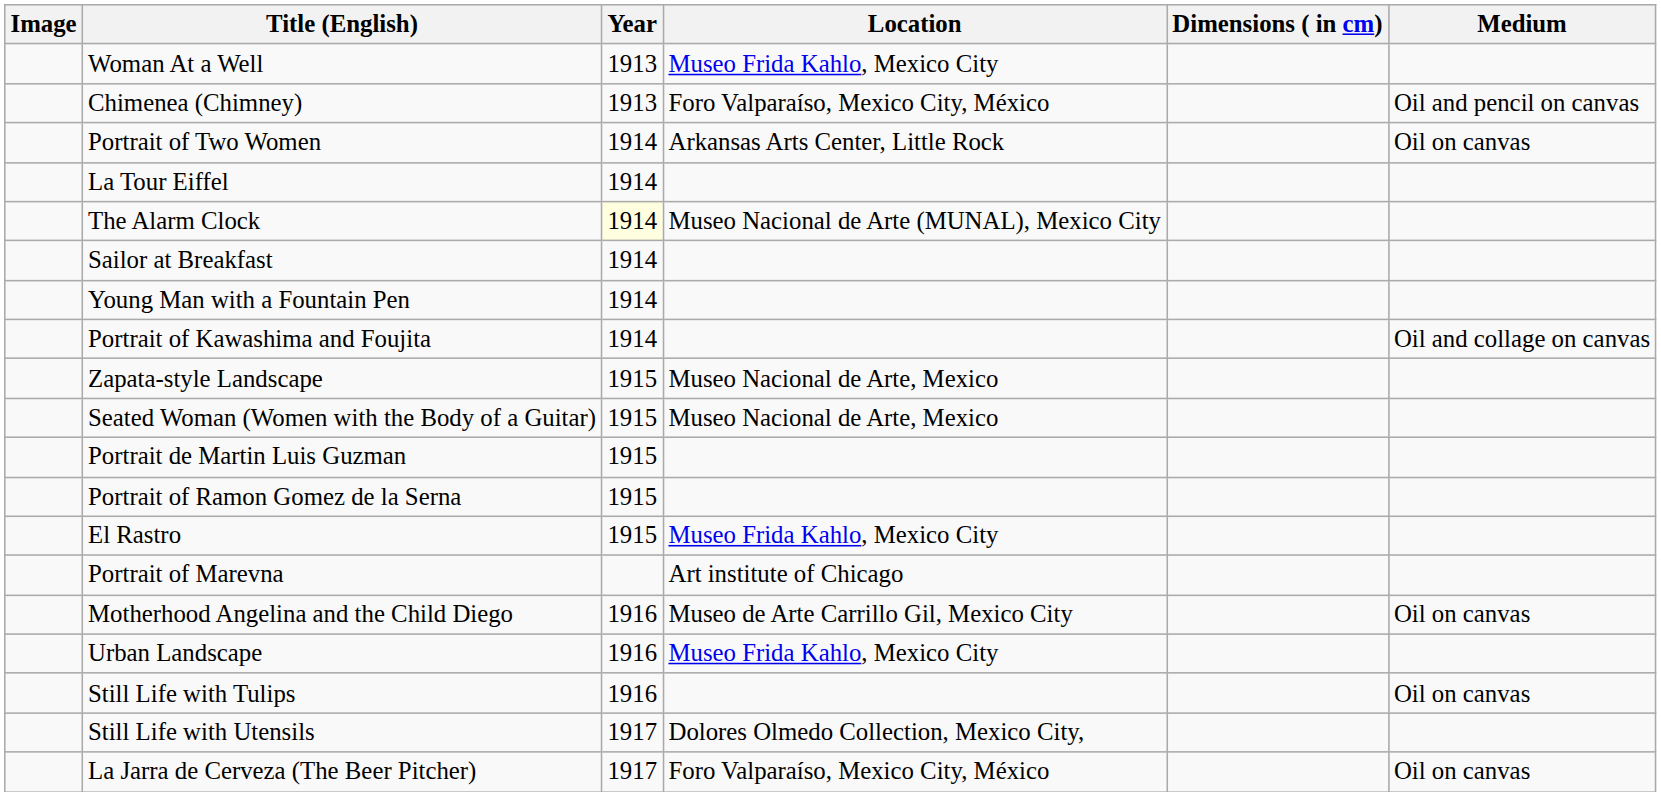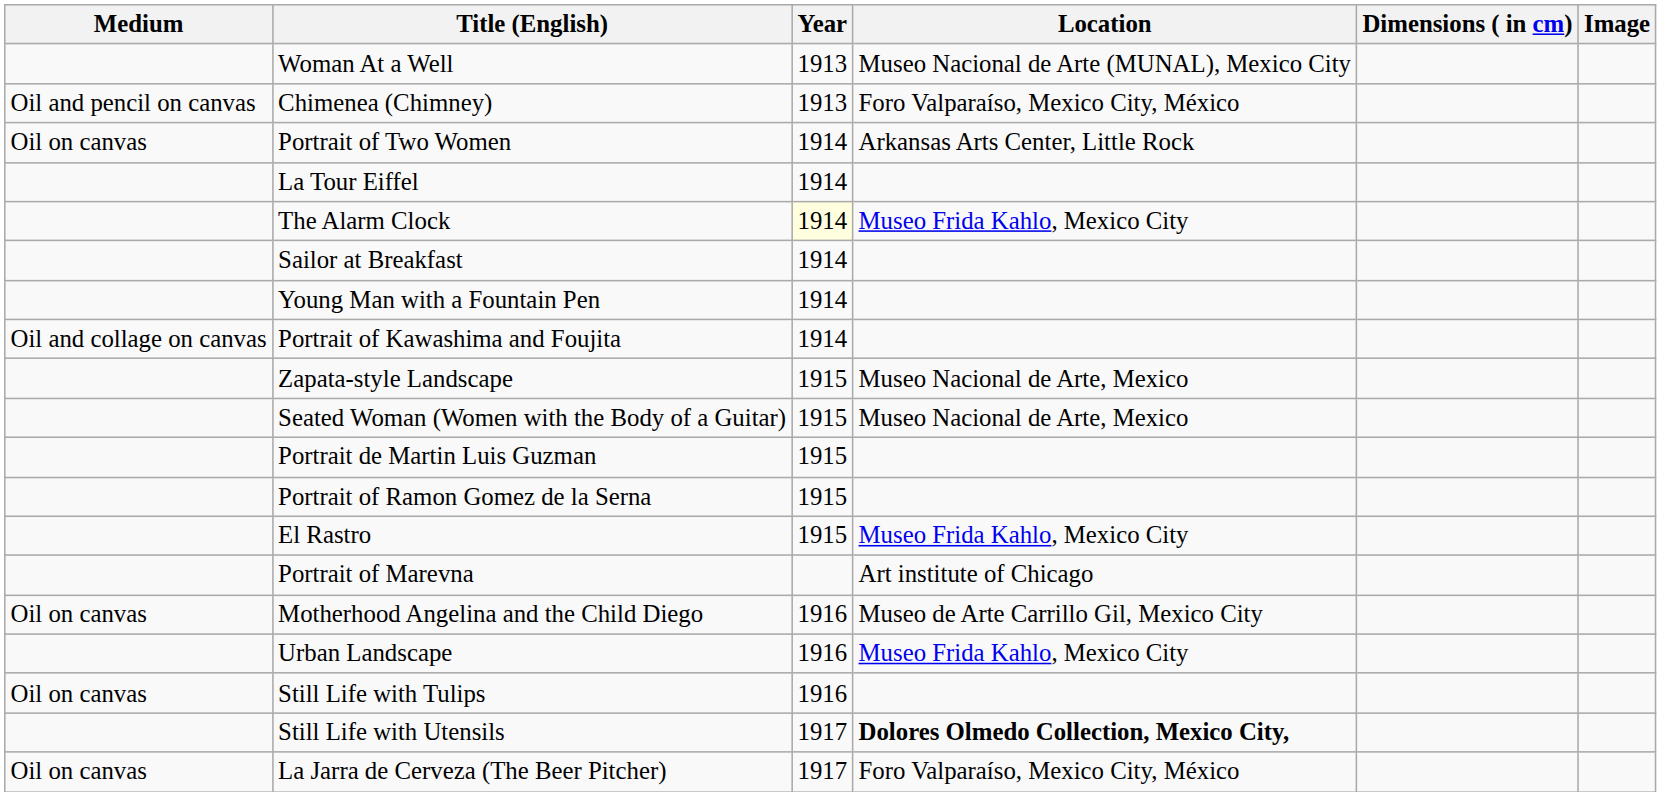columns swapped: (44, 24) <-> (1522, 24)
(833, 63) Museo Frida Kahlo, Mexico City -> (1105, 63) Museo Nacional de Arte (MUNAL), Mexico City
(915, 220) Museo Nacional de Arte (MUNAL), Mexico City -> (1024, 220) Museo Frida Kahlo, Mexico City
(876, 732) normal -> (1074, 732) bold
